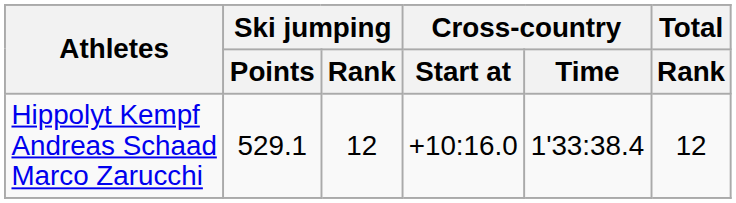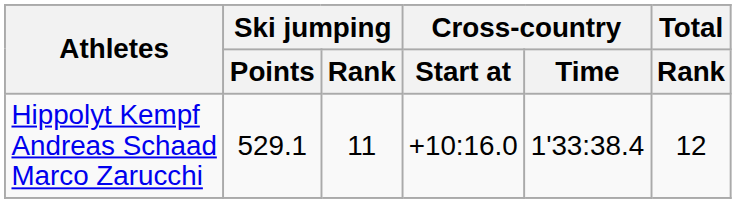(362, 146) 12 -> (362, 146) 11
